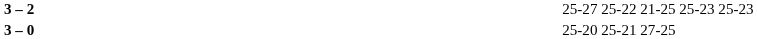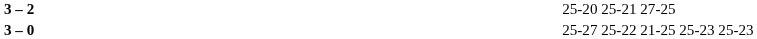(658, 9) 25-27 25-22 21-25 25-23 25-23 -> (619, 9) 25-20 25-21 27-25
(619, 30) 25-20 25-21 27-25 -> (658, 30) 25-27 25-22 21-25 25-23 25-23
